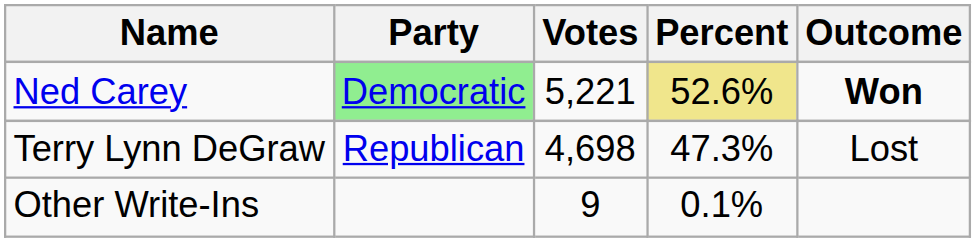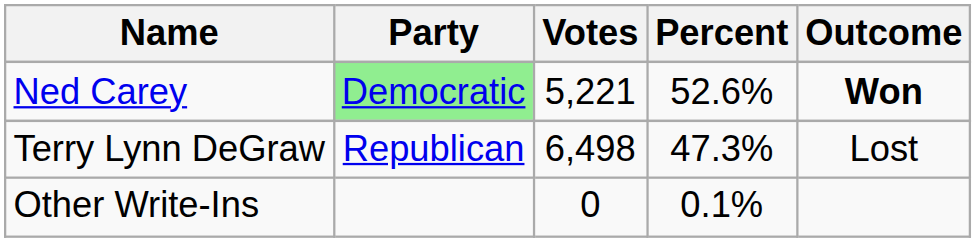(722, 90) khaki background -> (722, 90) no background
(590, 148) 4,698 -> (590, 148) 6,498
(590, 206) 9 -> (590, 206) 0
